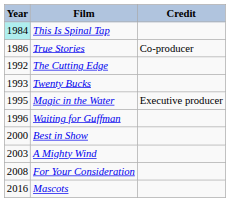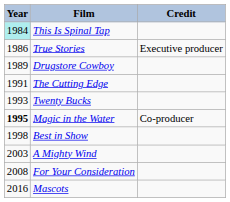(167, 48) Co-producer -> (181, 48) Executive producer
+ row: (73, 66)
(17, 66) 1992 -> (17, 83) 1991
(17, 101) normal -> (17, 118) bold
(181, 101) Executive producer -> (167, 118) Co-producer
- row: (77, 118)
(17, 136) 2000 -> (17, 136) 1998
